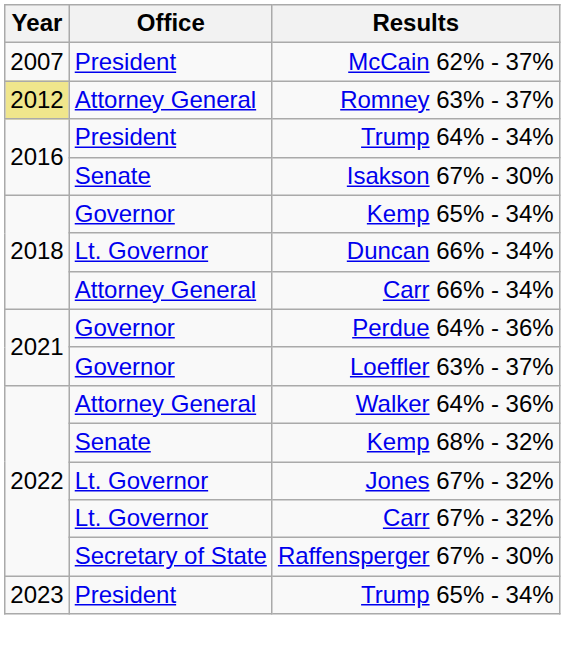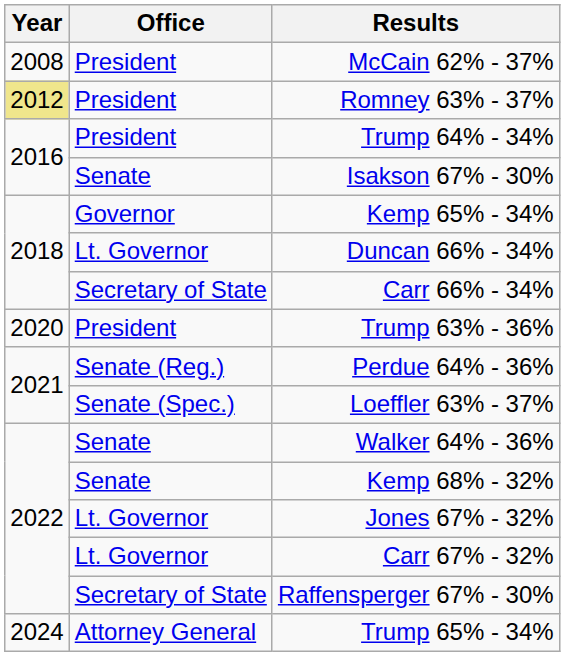(37, 61) 2007 -> (37, 61) 2008
(165, 99) Attorney General -> (125, 99) President
(165, 289) Attorney General -> (171, 289) Secretary of State
+ row: (457, 328)
(125, 328) Governor -> (149, 366) Senate (Reg.)
(125, 366) Governor -> (155, 404) Senate (Spec.)
(165, 404) Attorney General -> (113, 442) Senate
(37, 594) 2023 -> (37, 632) 2024
(125, 594) President -> (165, 632) Attorney General
